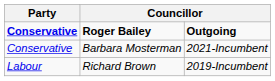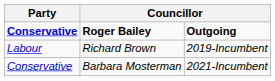rows swapped: (119, 66) <-> (132, 48)
